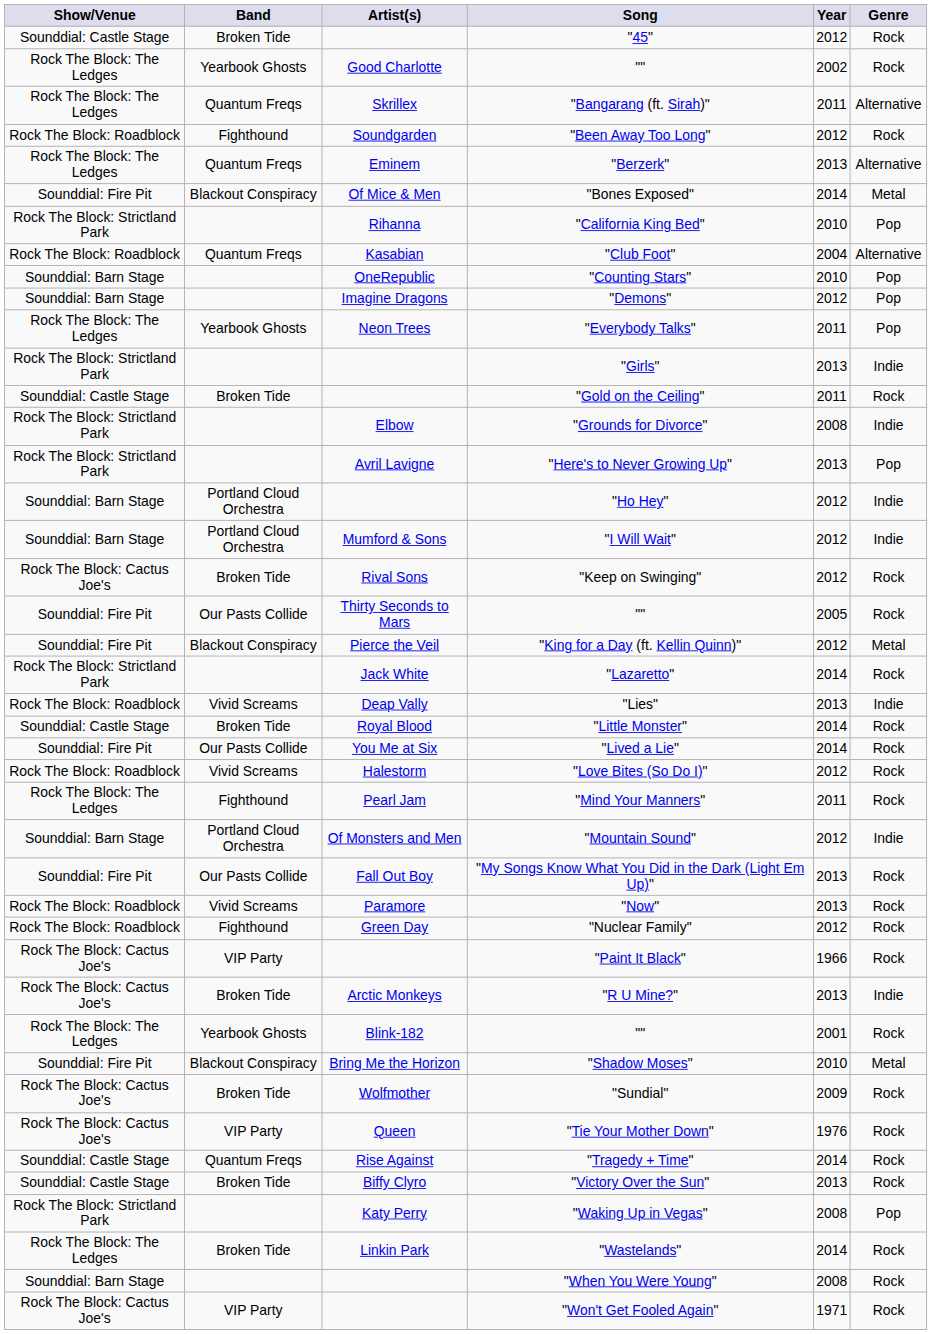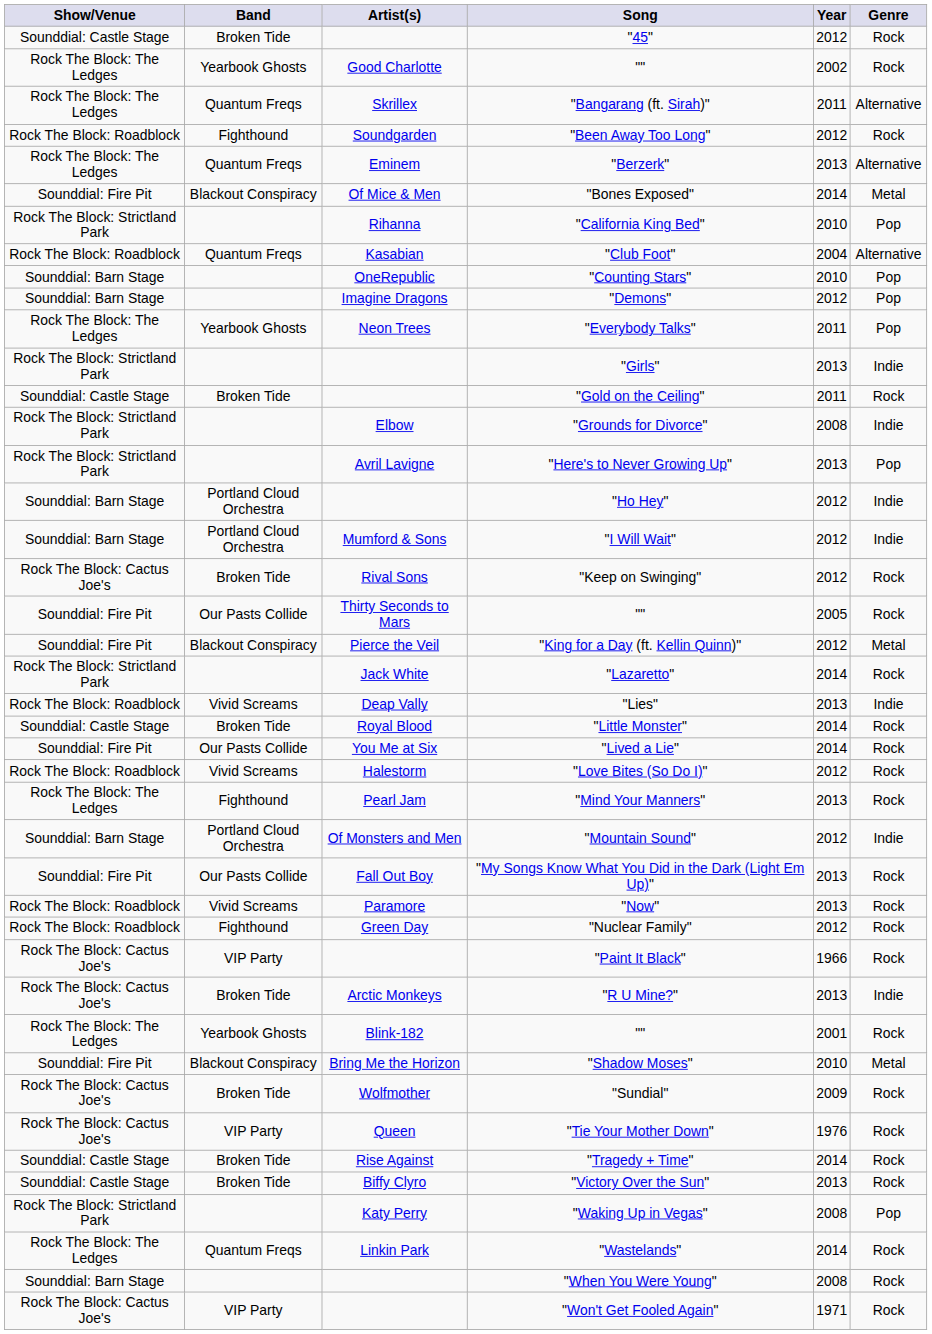(832, 800) 2011 -> (832, 800) 2013
(253, 1161) Quantum Freqs -> (253, 1161) Broken Tide
(253, 1250) Broken Tide -> (253, 1250) Quantum Freqs
